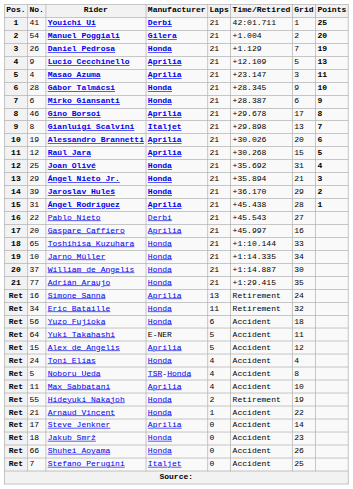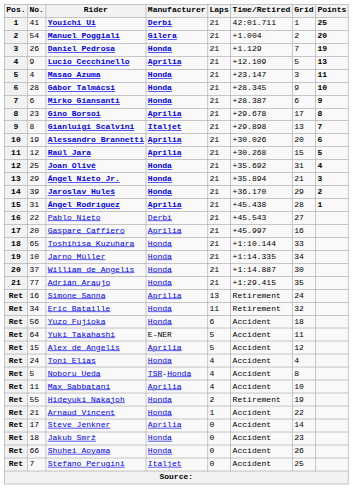(165, 76) Aprilia -> (160, 76) Honda
(34, 115) 46 -> (34, 115) 23
